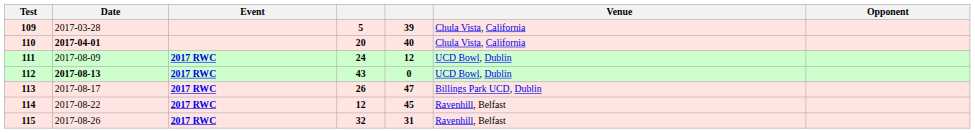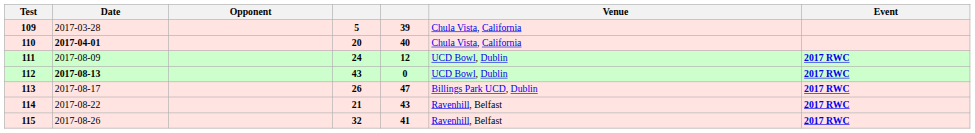columns swapped: (888, 12) <-> (252, 12)
(361, 105) 12 -> (357, 105) 21
(409, 105) 45 -> (405, 105) 43
(409, 120) 31 -> (405, 120) 41
